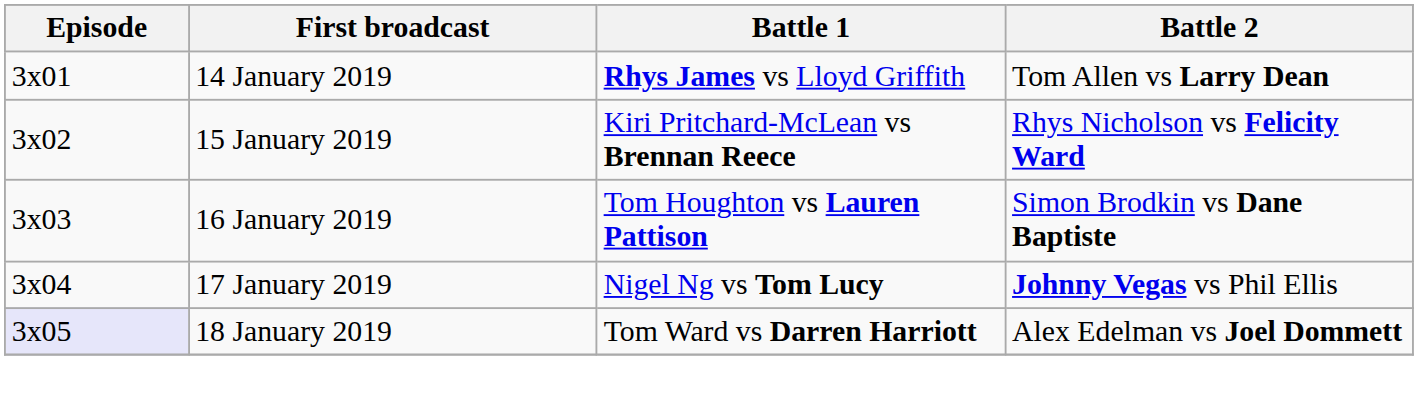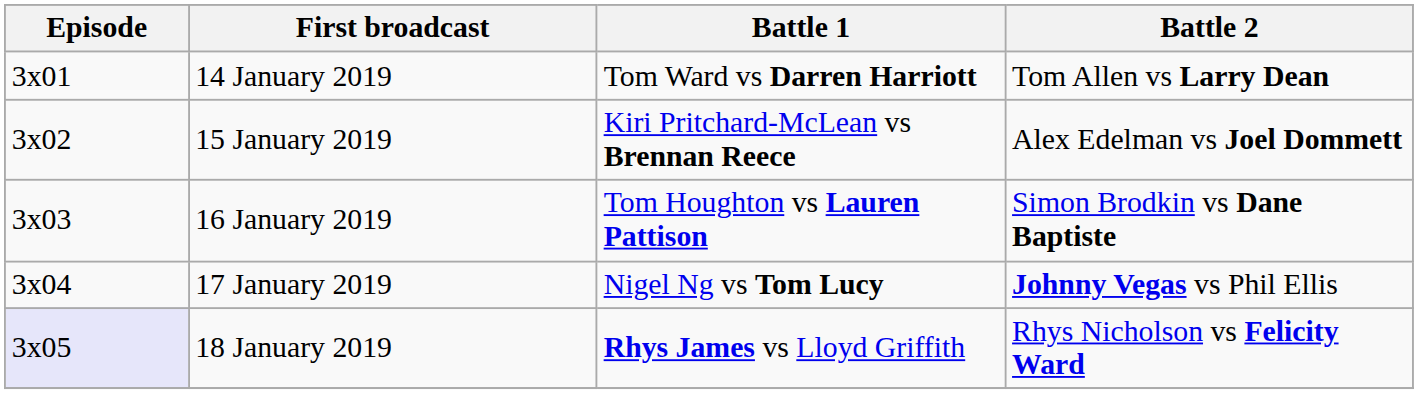(784, 75) Rhys James vs Lloyd Griffith -> (790, 75) Tom Ward vs Darren Harriott
(1175, 139) Rhys Nicholson vs Felicity Ward -> (1207, 139) Alex Edelman vs Joel Dommett
(790, 331) Tom Ward vs Darren Harriott -> (784, 347) Rhys James vs Lloyd Griffith
(1207, 331) Alex Edelman vs Joel Dommett -> (1175, 347) Rhys Nicholson vs Felicity Ward
